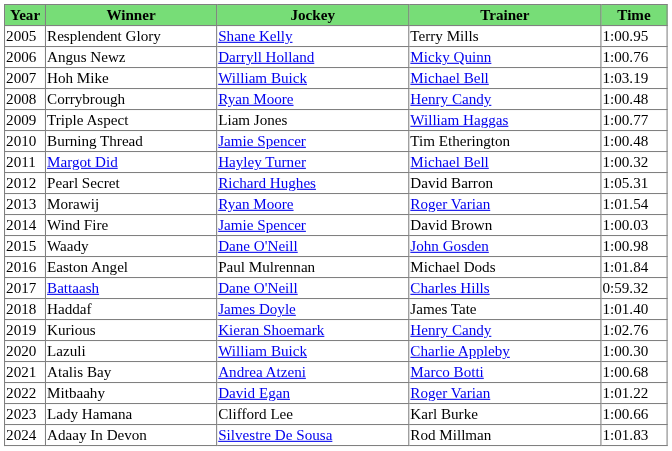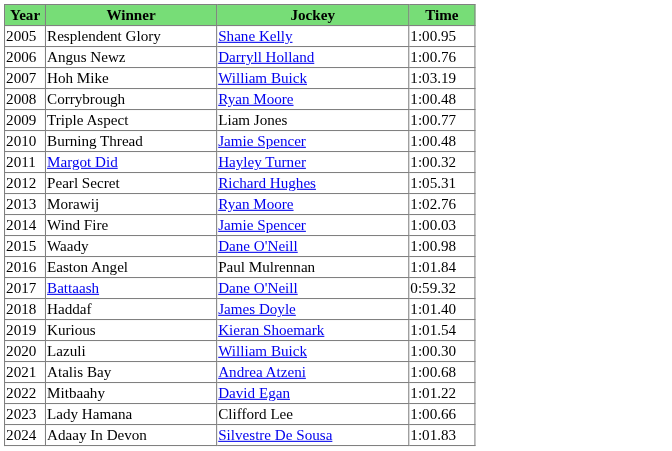- column: (505, 14)
(625, 203) 1:01.54 -> (433, 203) 1:02.76
(625, 329) 1:02.76 -> (433, 329) 1:01.54
